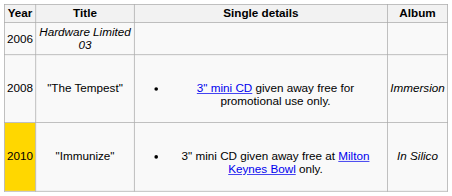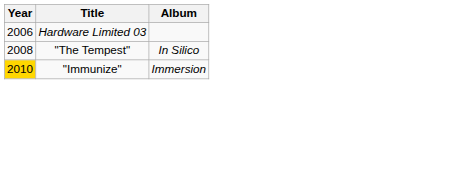- column: (261, 13)
(418, 88) Immersion -> (179, 50) In Silico
(418, 156) In Silico -> (179, 69) Immersion
